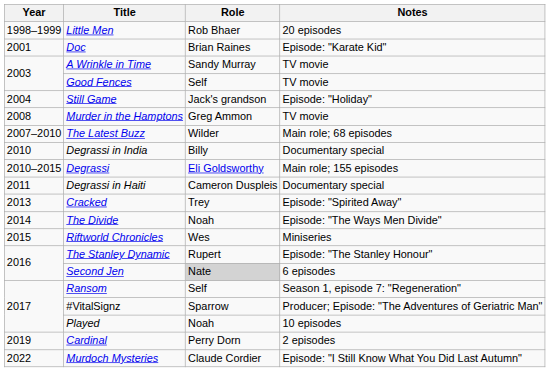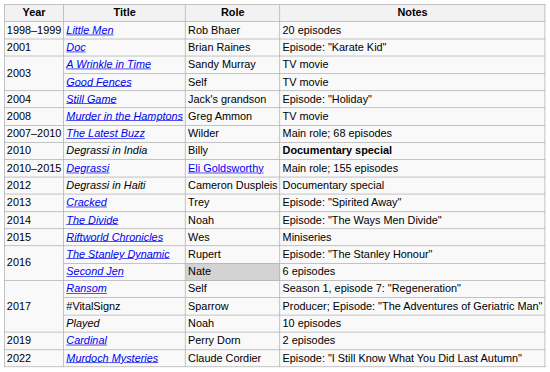(333, 151) normal -> (337, 151) bold
(19, 185) 2011 -> (19, 185) 2012
